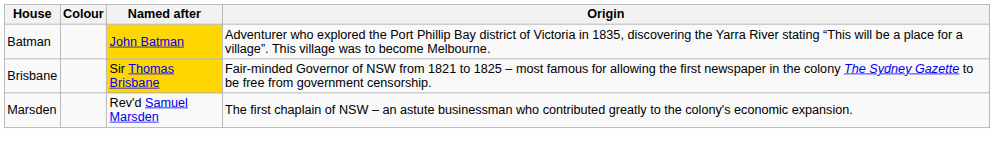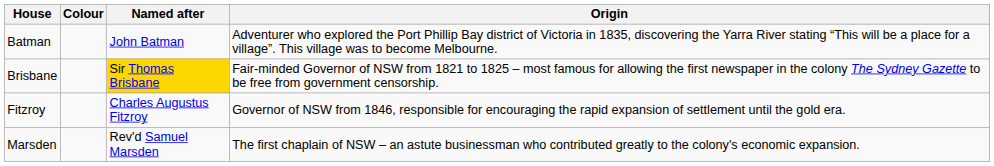(147, 41) gold background -> (147, 41) no background
+ row: (26, 110)
